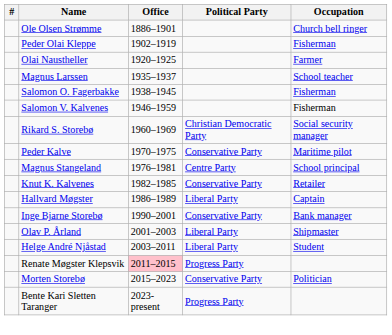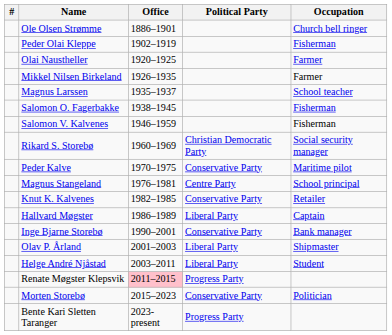+ row: (71, 76)
